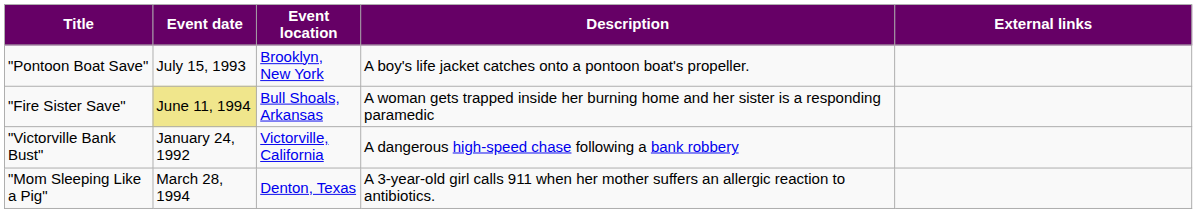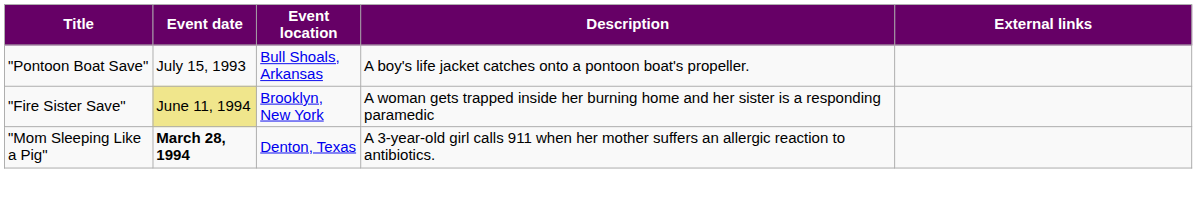(292, 65) Brooklyn, New York -> (300, 65) Bull Shoals, Arkansas
(300, 106) Bull Shoals, Arkansas -> (292, 106) Brooklyn, New York
- row: (62, 147)
(190, 187) normal -> (191, 147) bold
